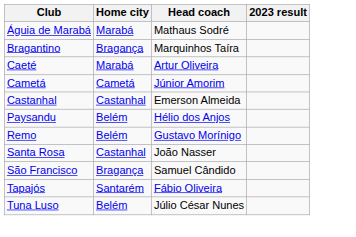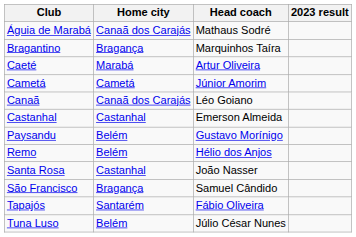(115, 30) Marabá -> (143, 30) Canaã dos Carajás
+ row: (23, 100)
(192, 118) Hélio dos Anjos -> (239, 135) Gustavo Morínigo
(197, 135) Gustavo Morínigo -> (234, 153) Hélio dos Anjos
